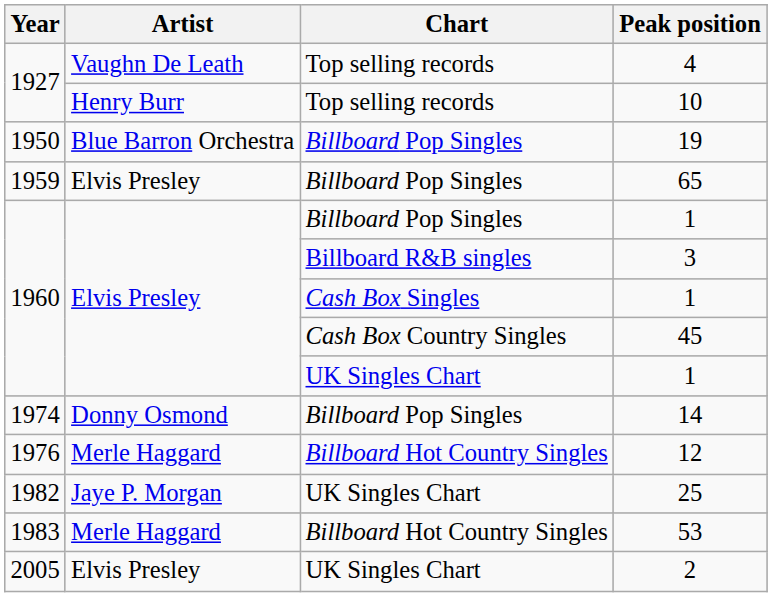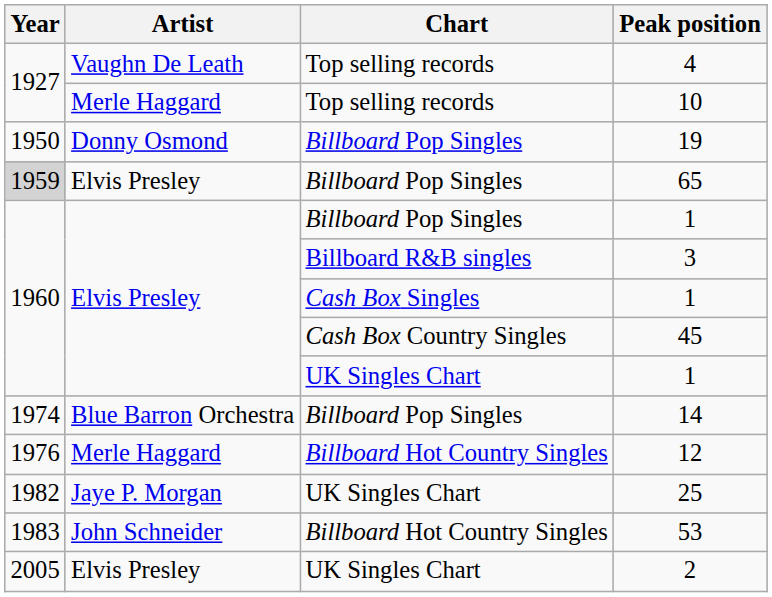(128, 102) Henry Burr -> (146, 102) Merle Haggard
(183, 141) Blue Barron Orchestra -> (149, 141) Donny Osmond
(35, 180) no background -> (35, 180) lightgrey background
(149, 414) Donny Osmond -> (183, 414) Blue Barron Orchestra
(146, 532) Merle Haggard -> (147, 532) John Schneider
